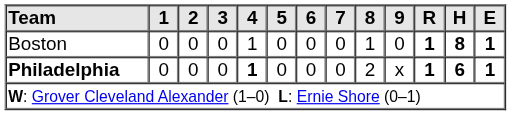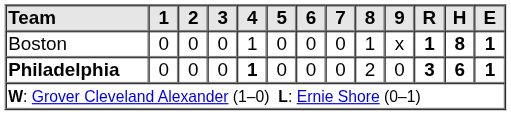(400, 44) 0 -> (400, 44) x
(400, 69) x -> (400, 69) 0
(429, 69) 1 -> (429, 69) 3
